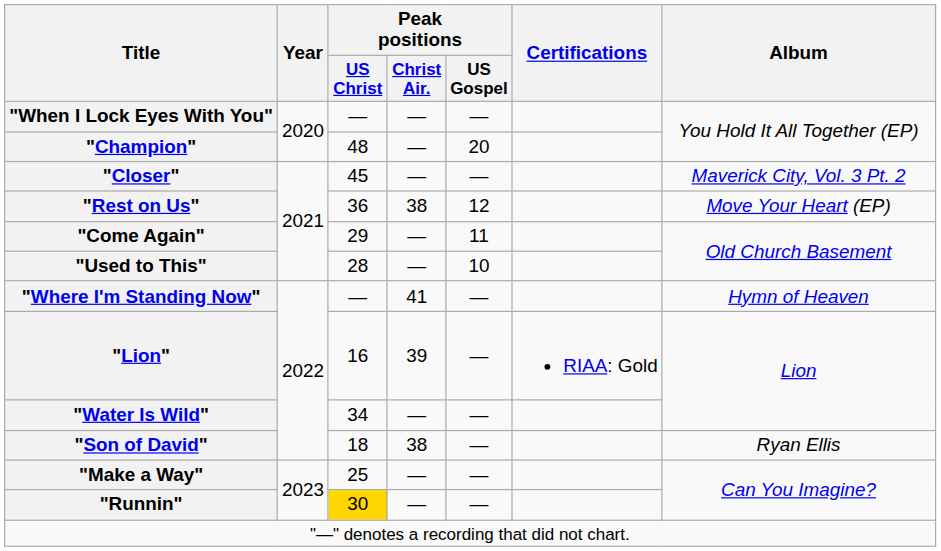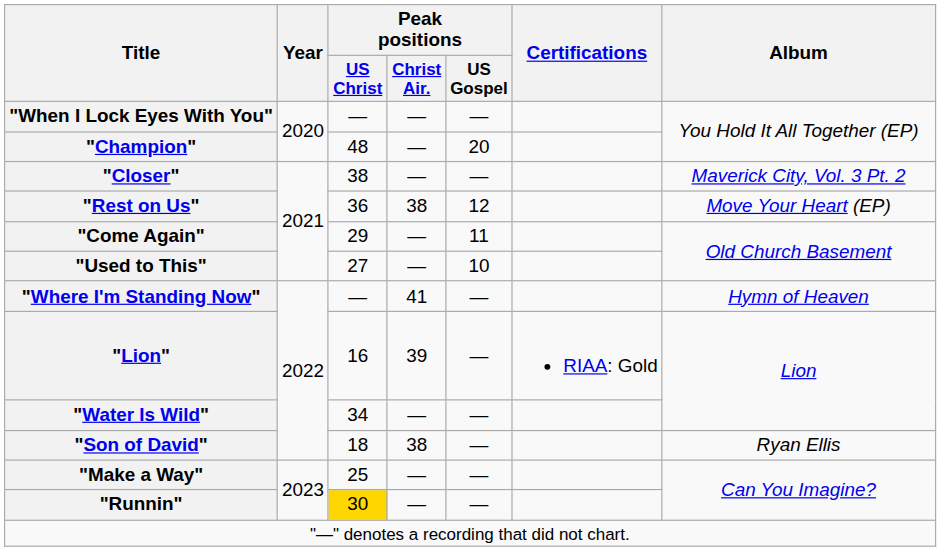(358, 176) 45 -> (358, 176) 38
(358, 266) 28 -> (358, 266) 27
